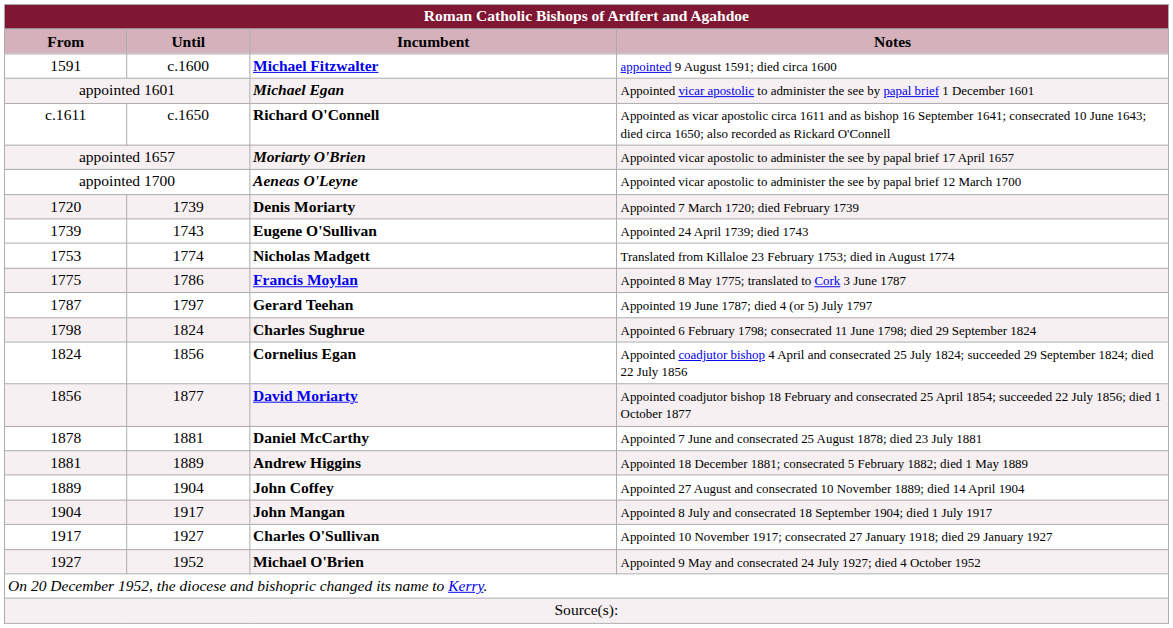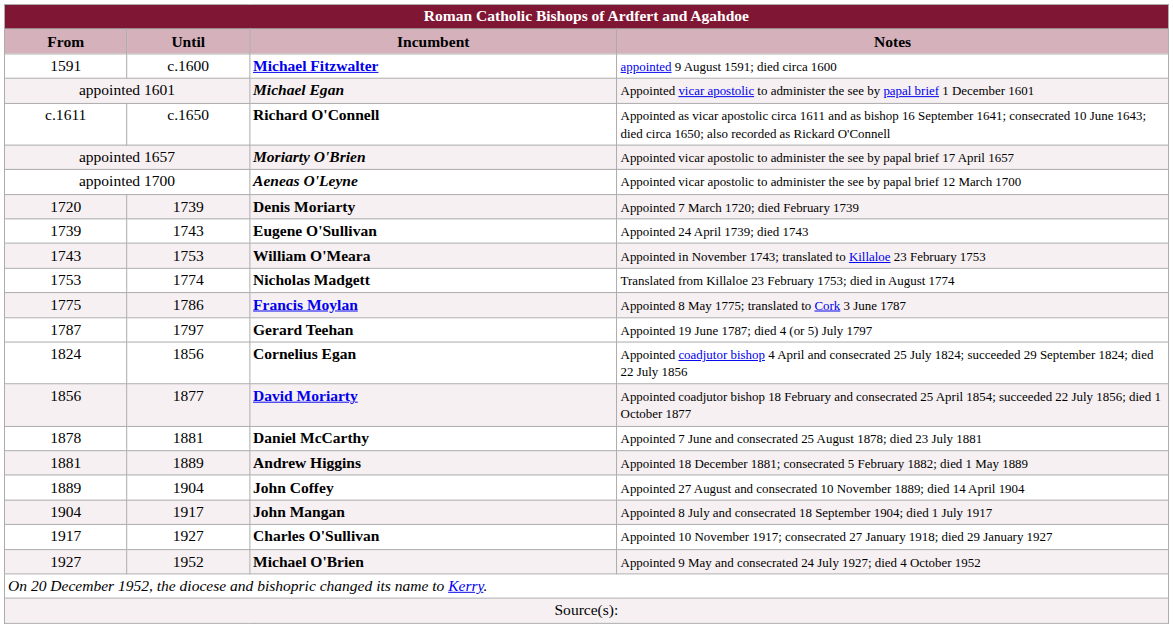+ row: (312, 255)
- row: (309, 329)
